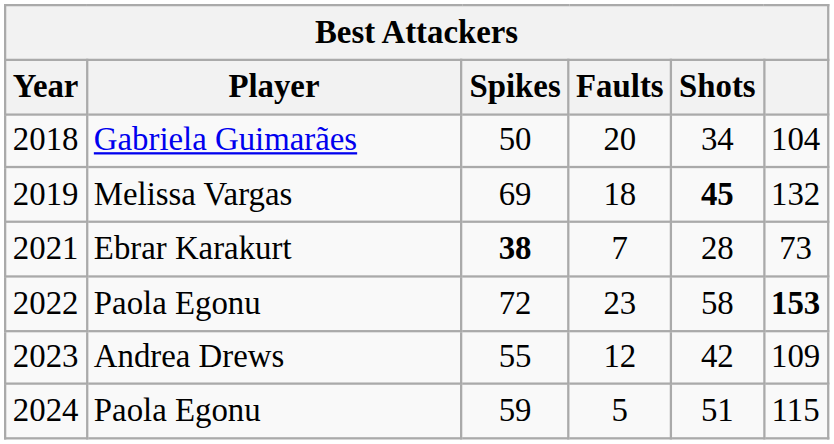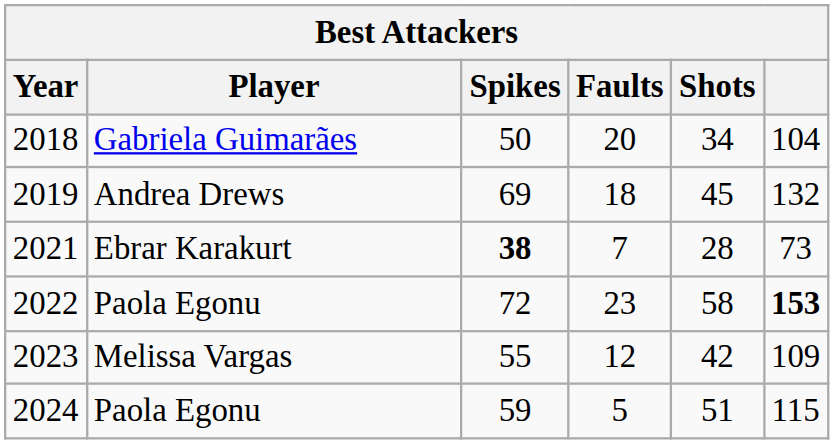(193, 194) Melissa Vargas -> (189, 194) Andrea Drews
(717, 194) bold -> (717, 194) normal
(189, 356) Andrea Drews -> (193, 356) Melissa Vargas
